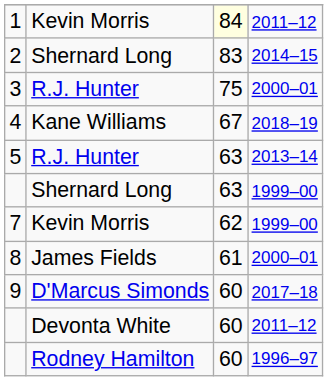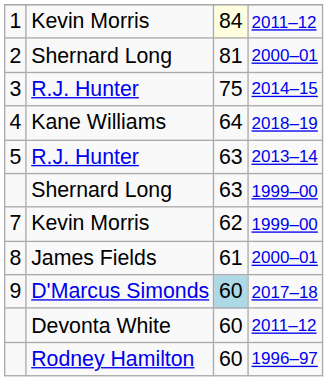(231, 55) 83 -> (231, 55) 81
(285, 55) 2014–15 -> (285, 55) 2000–01
(285, 89) 2000–01 -> (285, 89) 2014–15
(231, 122) 67 -> (231, 122) 64
(231, 291) no background -> (231, 291) lightblue background
